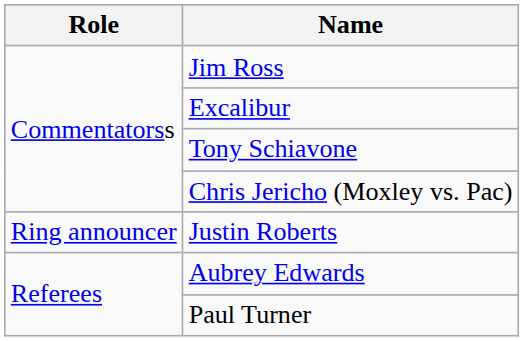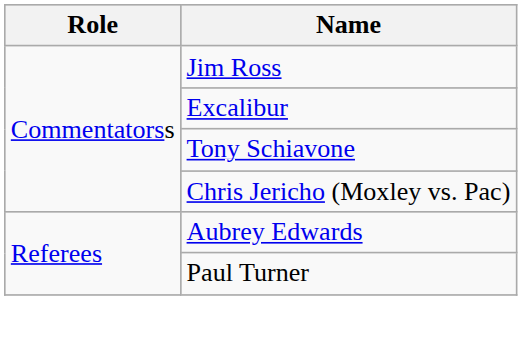- row: (263, 231)
